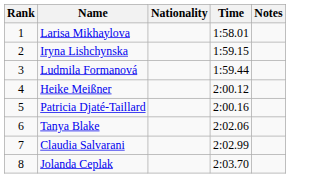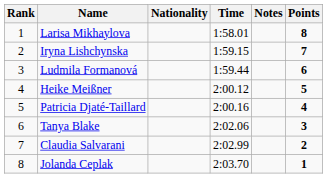+ column: (304, 13)
